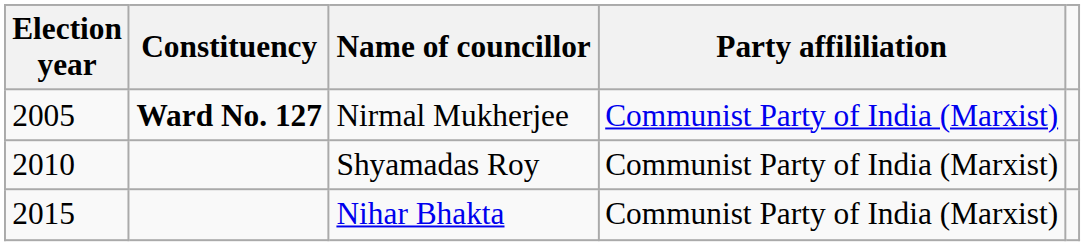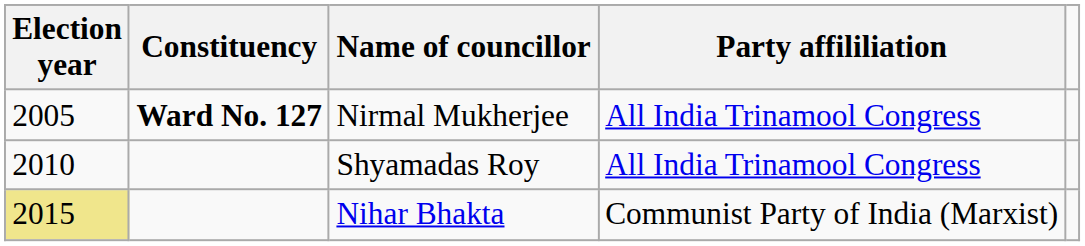(832, 114) Communist Party of India (Marxist) -> (793, 114) All India Trinamool Congress
(832, 164) Communist Party of India (Marxist) -> (793, 164) All India Trinamool Congress
(44, 213) no background -> (44, 213) khaki background
